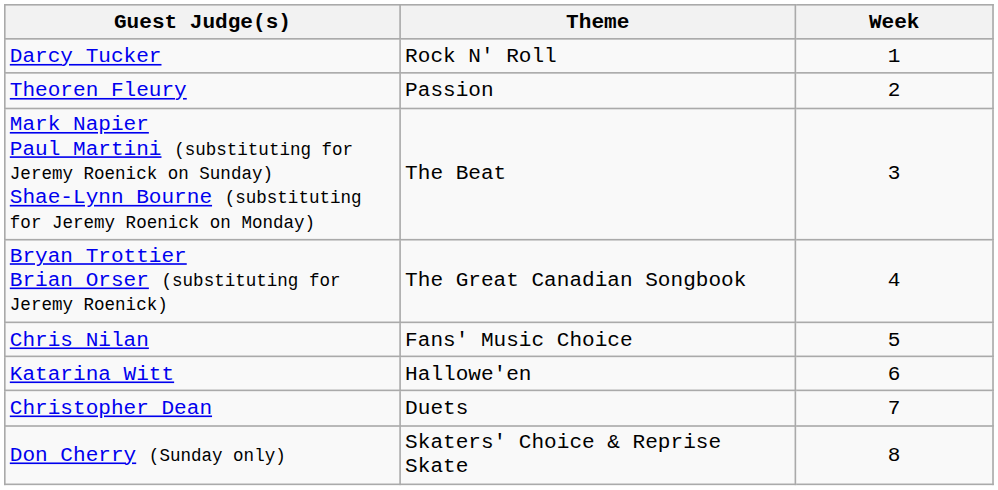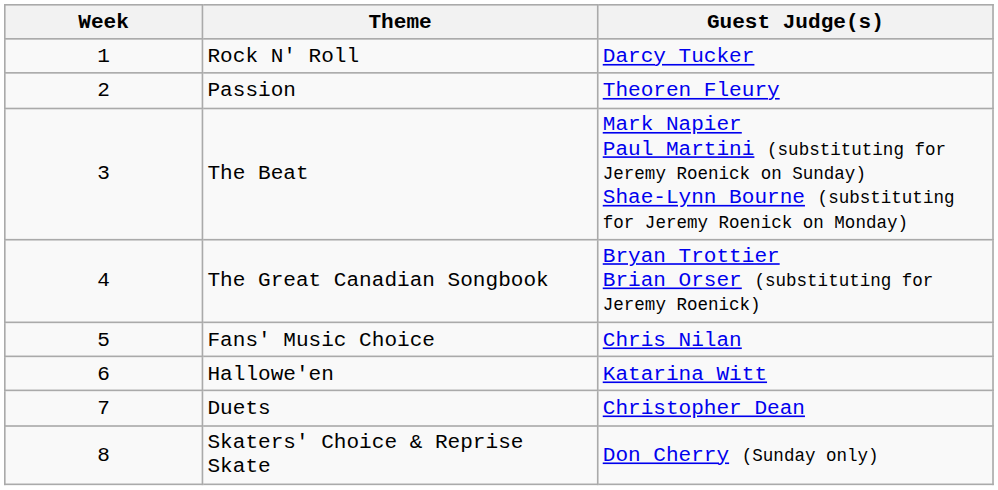columns swapped: (894, 22) <-> (202, 22)
